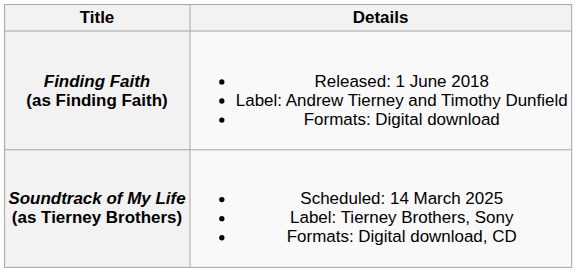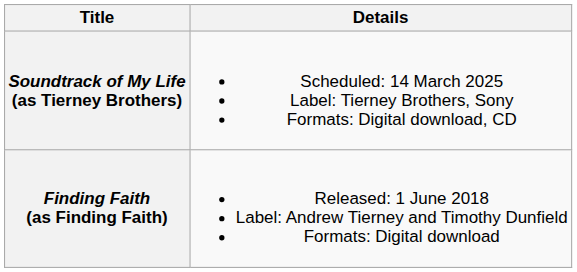rows swapped: (97, 90) <-> (97, 208)
